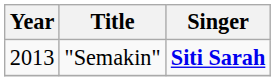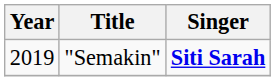(32, 57) 2013 -> (32, 57) 2019
